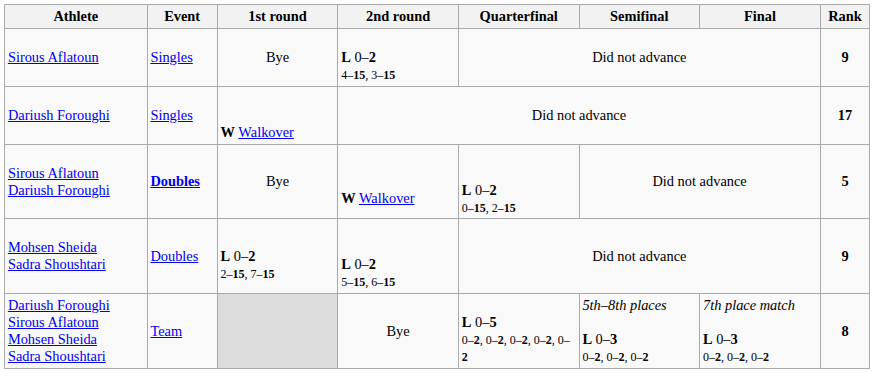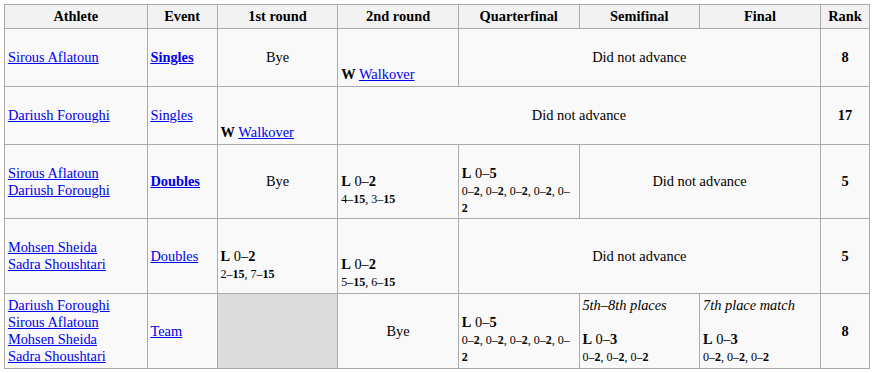(172, 57) normal -> (172, 57) bold
(368, 66) L 0–2 4–15, 3–15 -> (378, 74) W Walkover
(845, 57) 9 -> (845, 57) 8
(378, 198) W Walkover -> (368, 190) L 0–2 4–15, 3–15
(489, 198) L 0–2 0–15, 2–15 -> (516, 190) L 0–5 0–2, 0–2, 0–2, 0–2, 0–2
(845, 256) 9 -> (845, 256) 5
